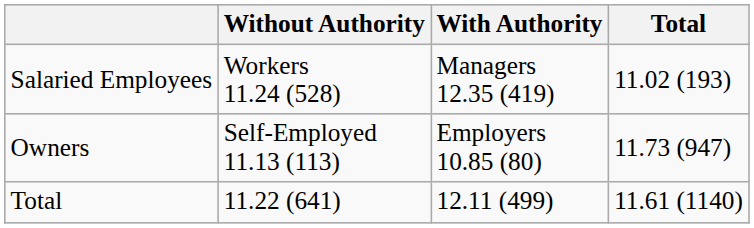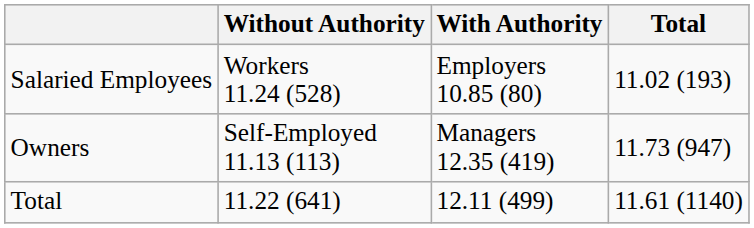(495, 78) Managers 12.35 (419) -> (491, 78) Employers 10.85 (80)
(491, 147) Employers 10.85 (80) -> (495, 147) Managers 12.35 (419)
